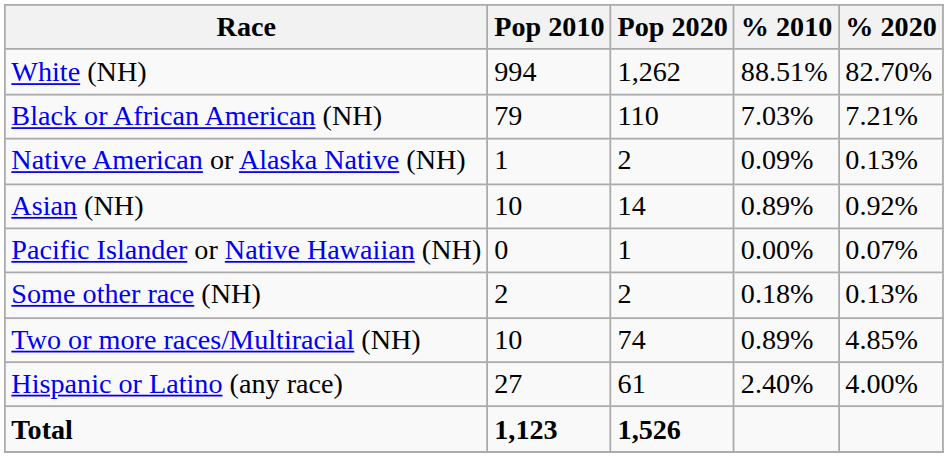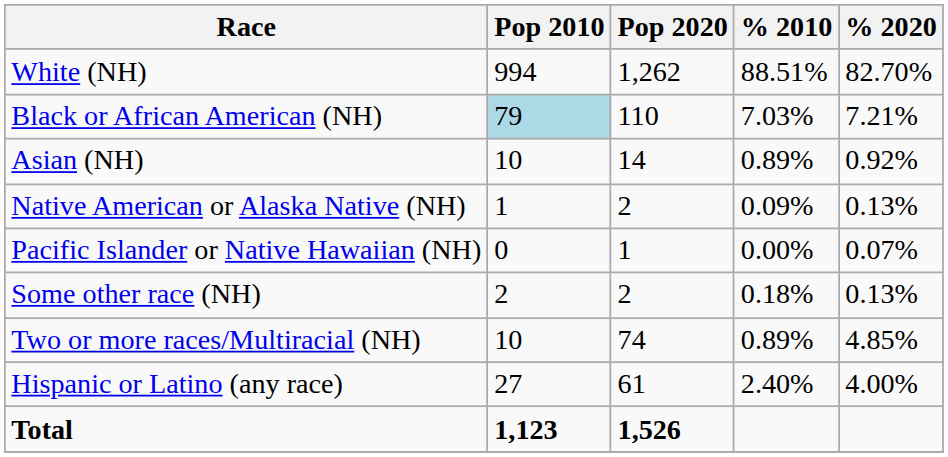(508, 116) no background -> (508, 116) lightblue background
rows swapped: (239, 160) <-> (77, 205)
